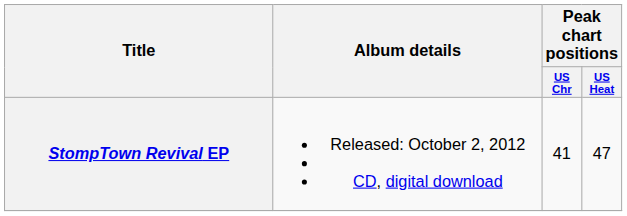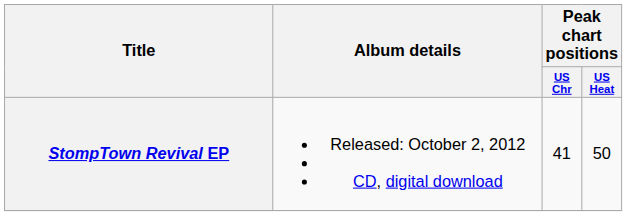(602, 153) 47 -> (602, 153) 50
